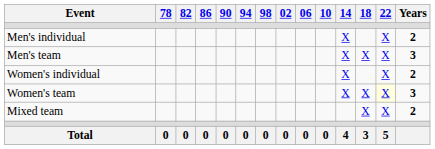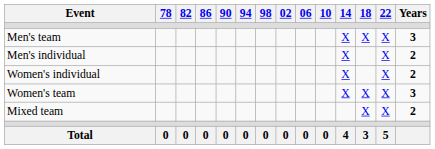rows swapped: (46, 37) <-> (34, 56)
(386, 93) lightyellow background -> (386, 93) no background
